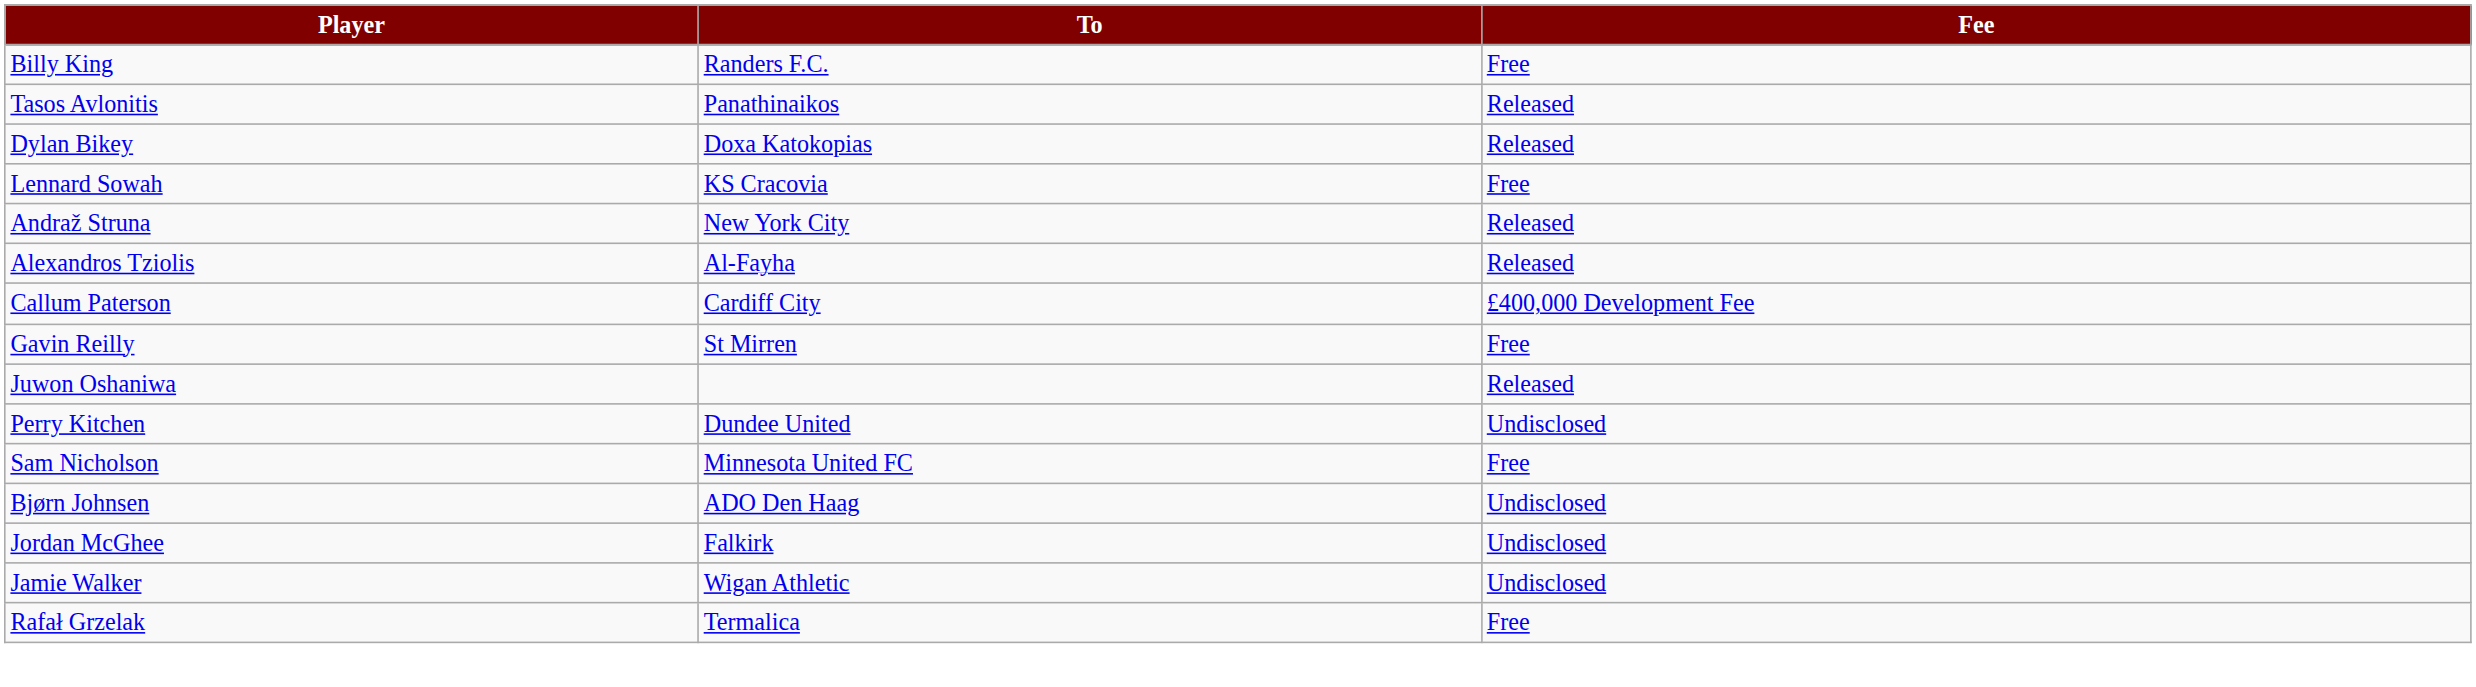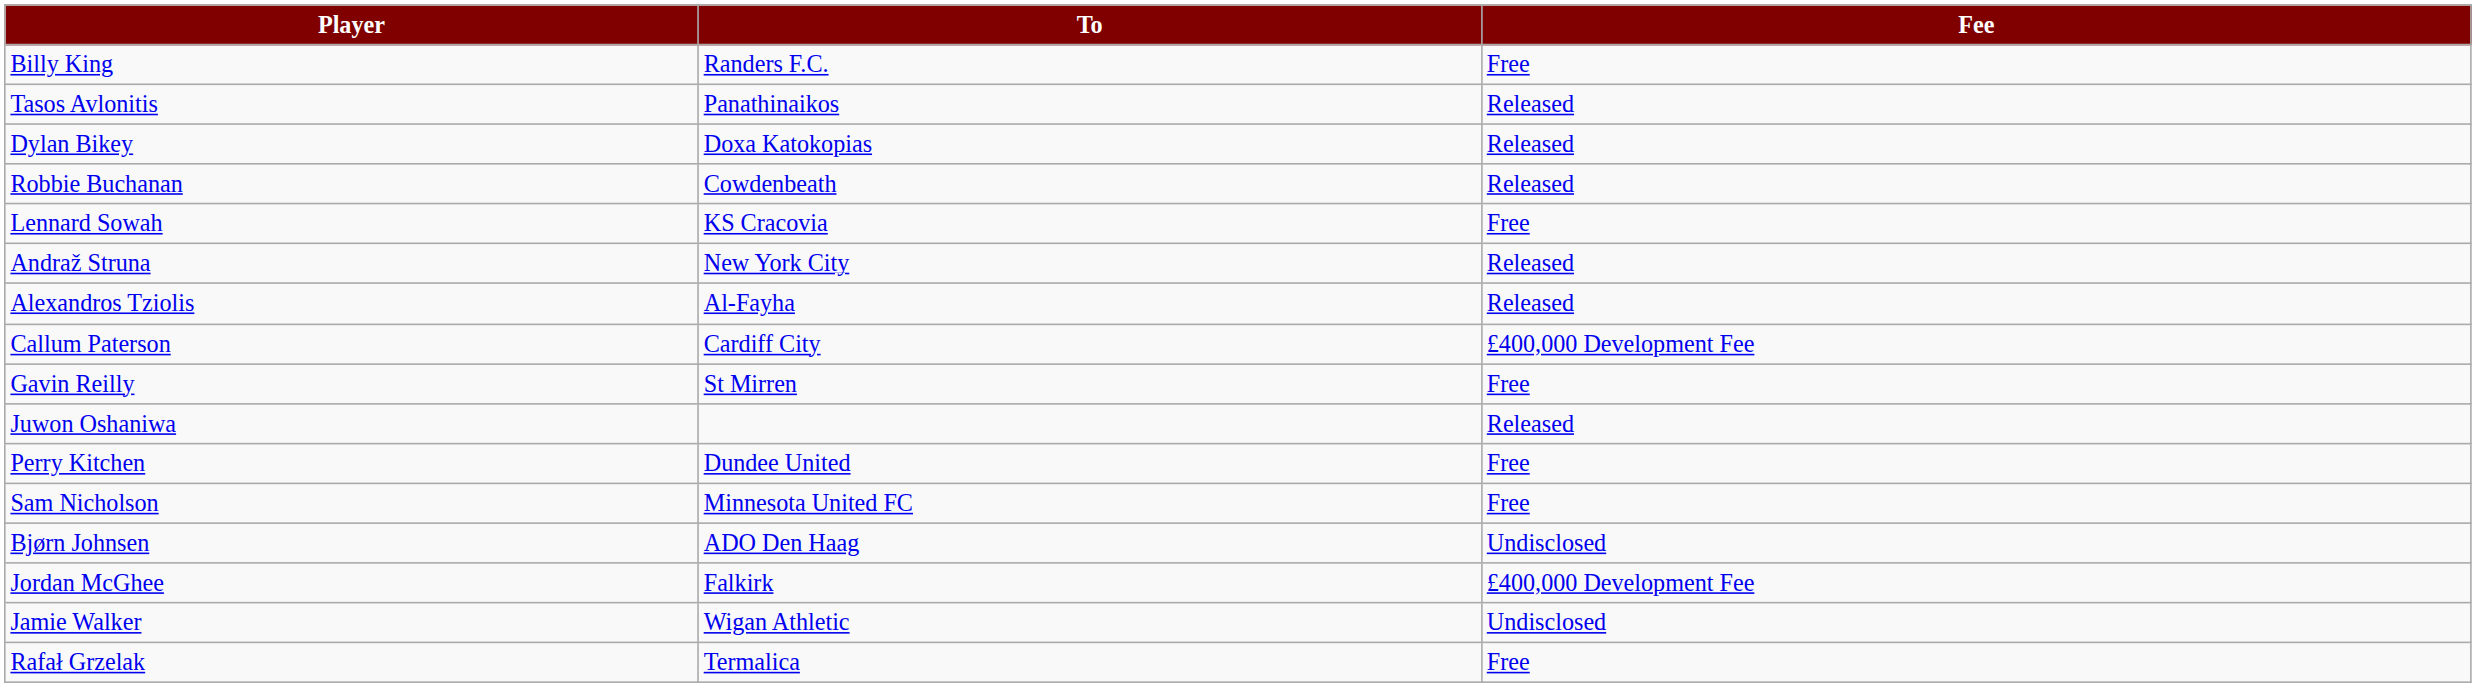+ row: (97, 184)
(1546, 423) Undisclosed -> (1508, 462) Free
(1546, 542) Undisclosed -> (1621, 582) £400,000 Development Fee
